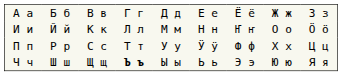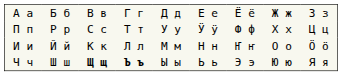rows swapped: (23, 29) <-> (23, 46)
(97, 62) normal -> (97, 62) bold
